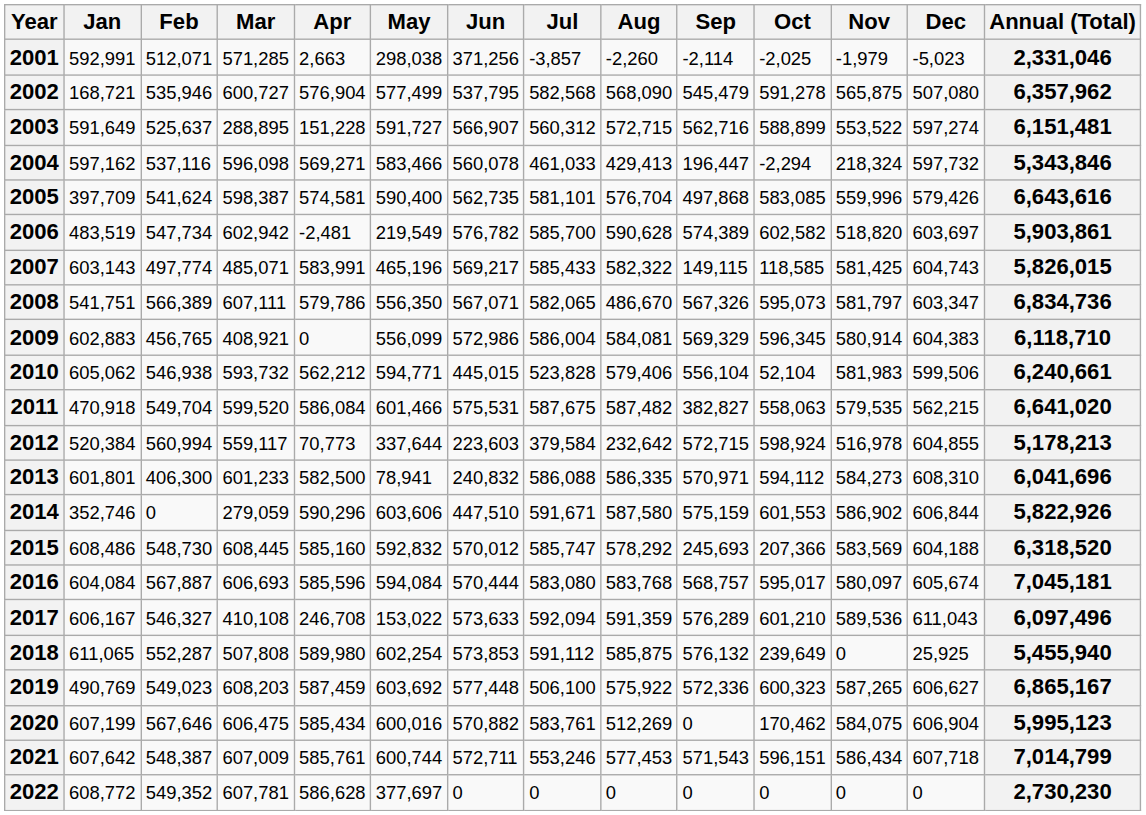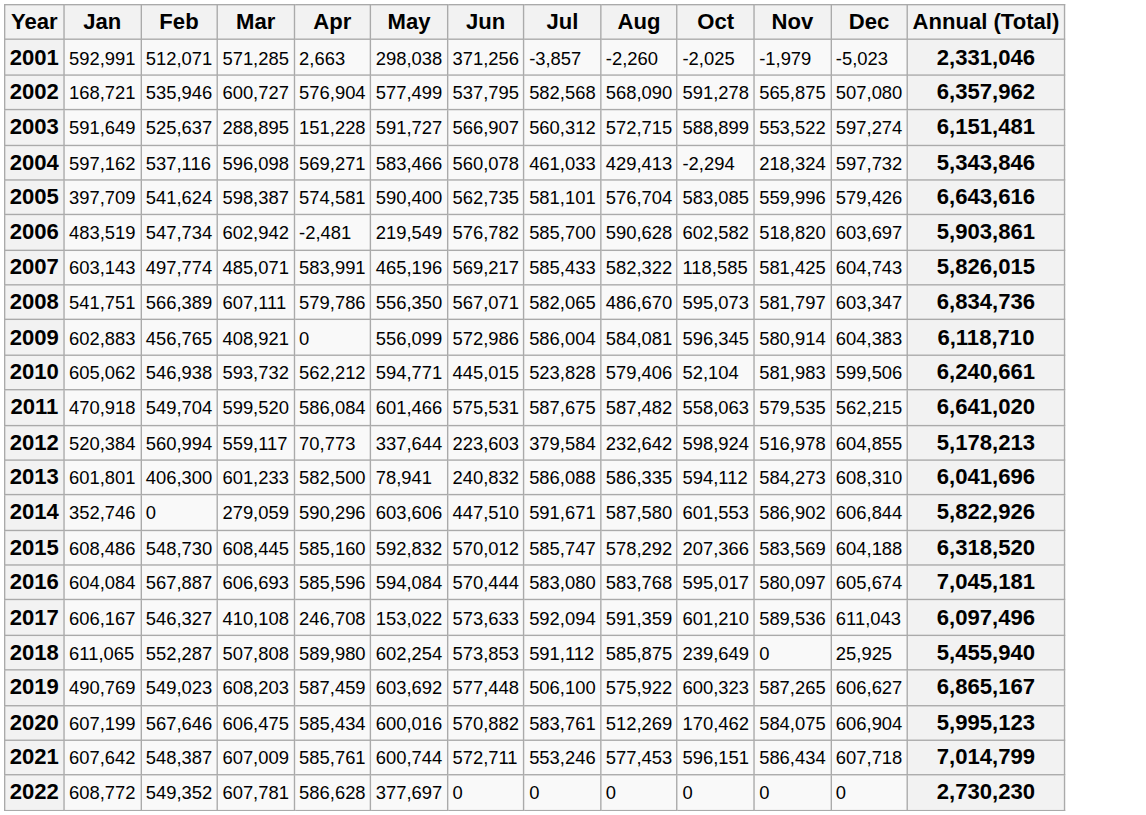- column: (716, 22)
